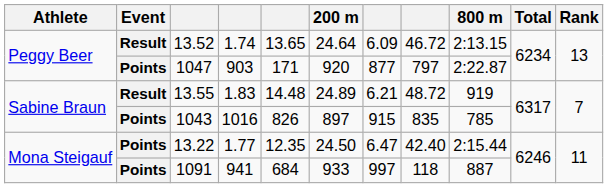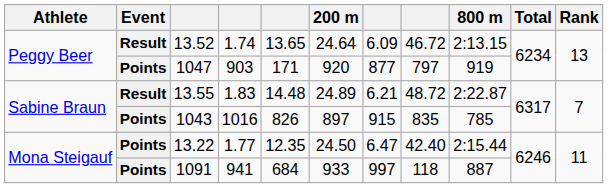(480, 69) 2:22.87 -> (480, 69) 919
(480, 94) 919 -> (480, 94) 2:22.87
